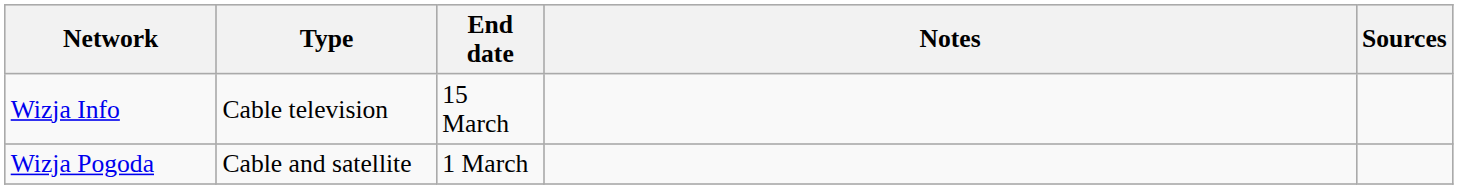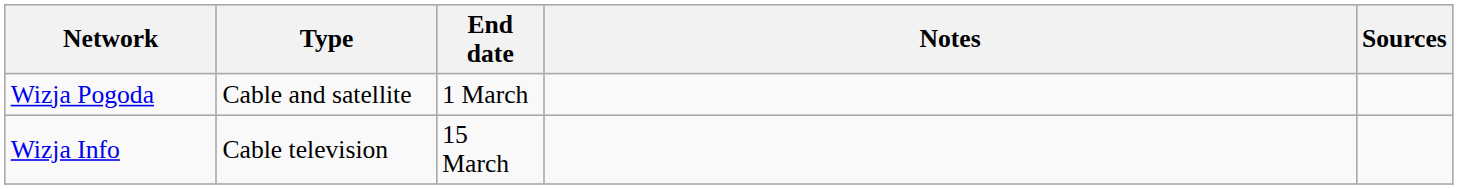rows swapped: (82, 163) <-> (65, 108)
